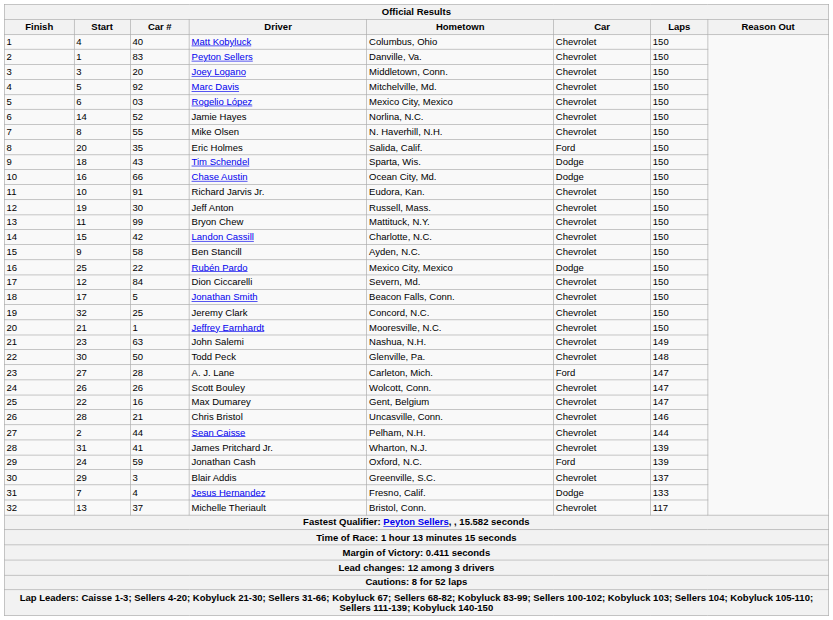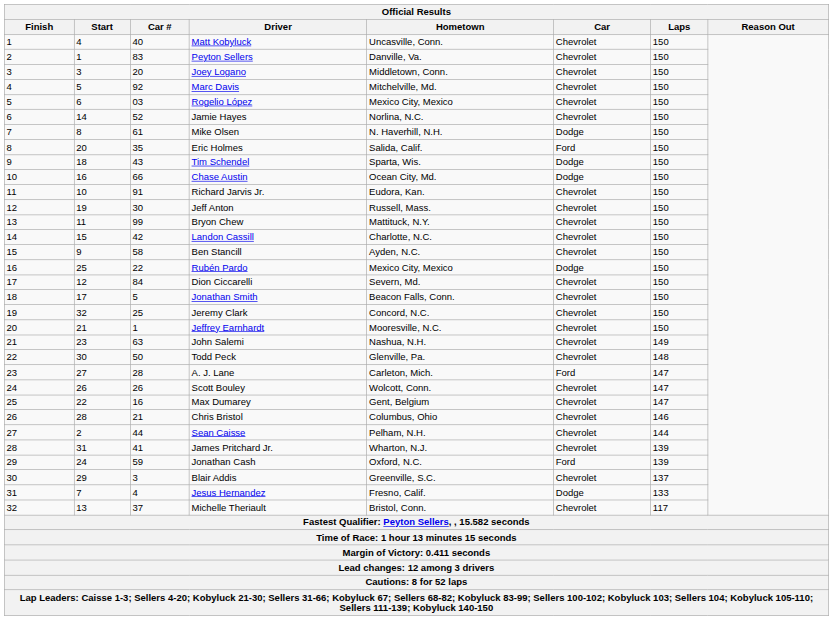(403, 42) Columbus, Ohio -> (406, 42) Uncasville, Conn.
(138, 132) 55 -> (138, 132) 61
(576, 132) Chevrolet -> (570, 132) Dodge
(406, 418) Uncasville, Conn. -> (403, 418) Columbus, Ohio
